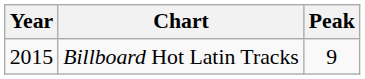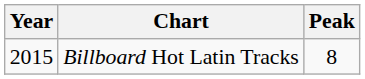(332, 56) 9 -> (332, 56) 8
